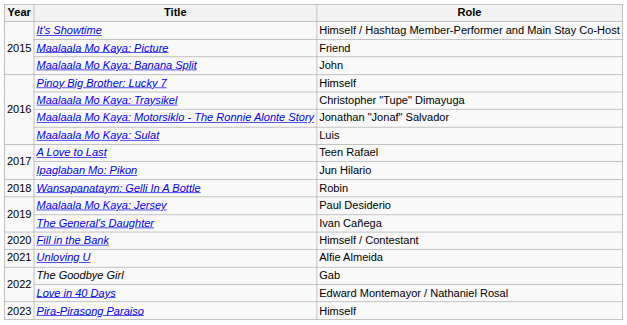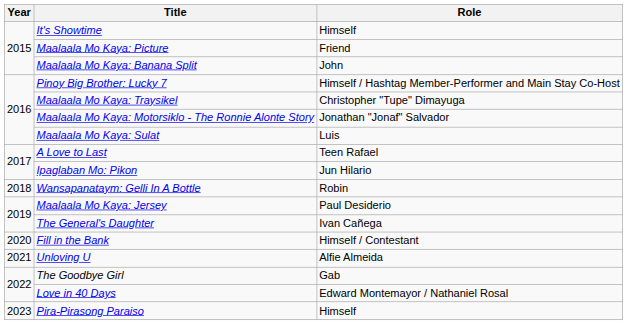(470, 30) Himself / Hashtag Member-Performer and Main Stay Co-Host -> (338, 30) Himself
(338, 83) Himself -> (470, 83) Himself / Hashtag Member-Performer and Main Stay Co-Host
